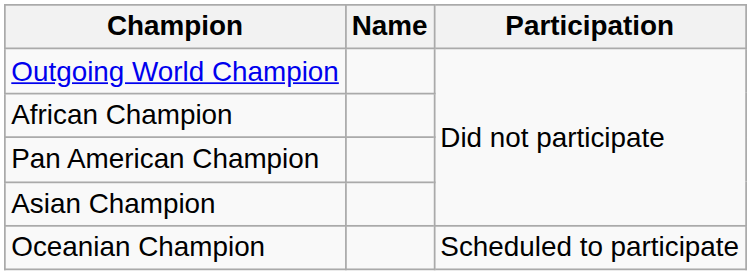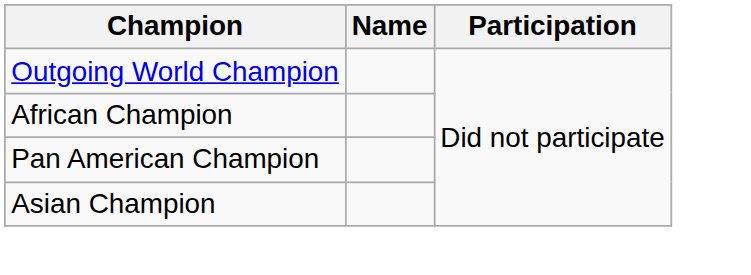- row: (138, 247)
